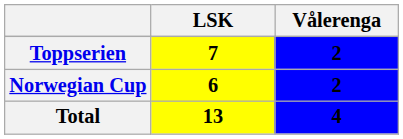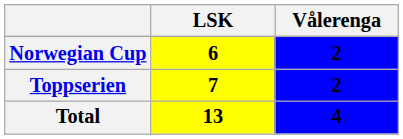rows swapped: (78, 52) <-> (78, 85)
